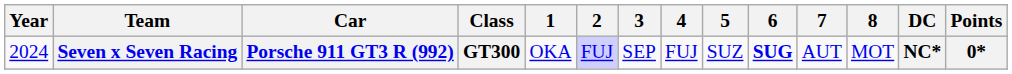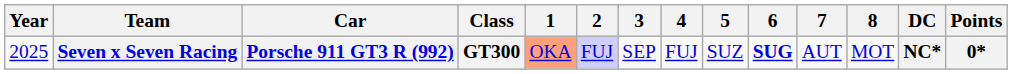(29, 52) 2024 -> (29, 52) 2025
(550, 52) no background -> (550, 52) lightsalmon background
